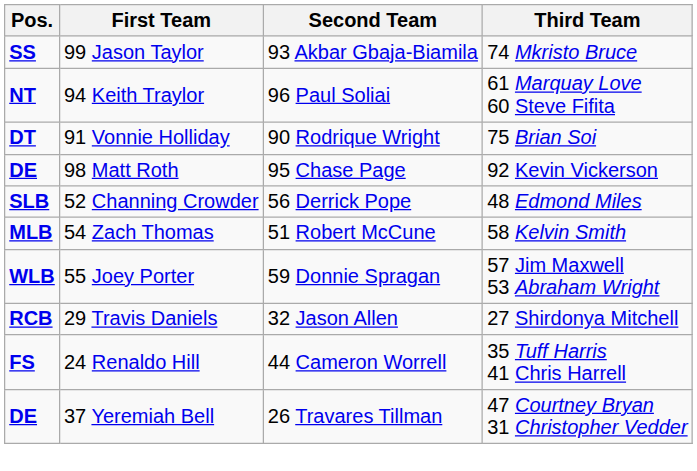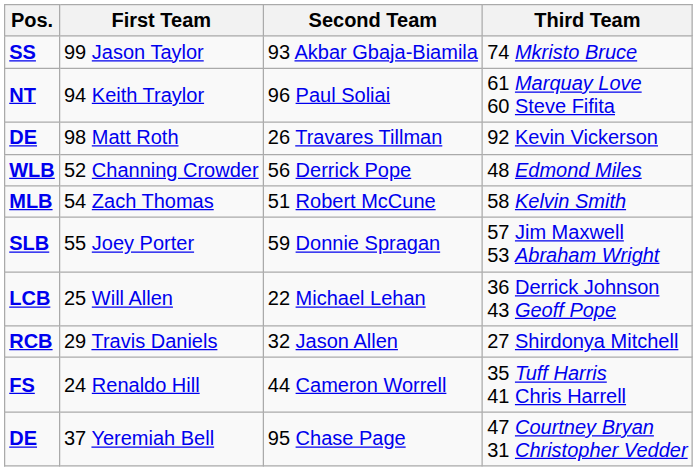- row: (147, 138)
(337, 169) 95 Chase Page -> (355, 138) 26 Travares Tillman
(29, 201) SLB -> (32, 169) WLB
(32, 276) WLB -> (29, 244) SLB
+ row: (118, 298)
(355, 416) 26 Travares Tillman -> (337, 438) 95 Chase Page
